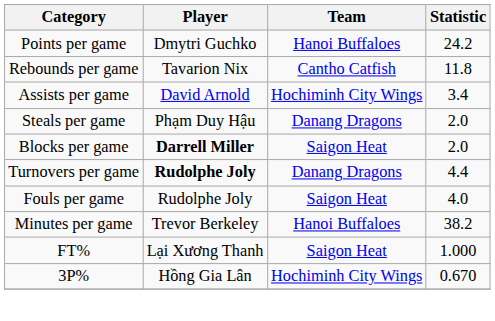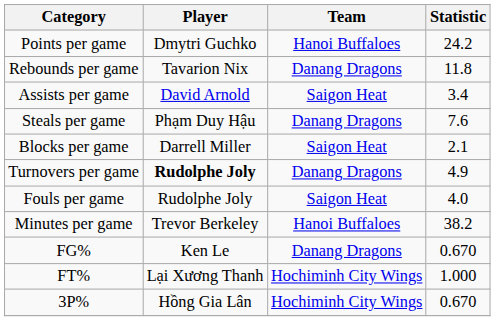(347, 69) Cantho Catfish -> (347, 69) Danang Dragons
(347, 95) Hochiminh City Wings -> (347, 95) Saigon Heat
(458, 120) 2.0 -> (458, 120) 7.6
(205, 146) bold -> (205, 146) normal
(458, 146) 2.0 -> (458, 146) 2.1
(458, 172) 4.4 -> (458, 172) 4.9
+ row: (74, 250)
(347, 250) Saigon Heat -> (347, 276) Hochiminh City Wings
